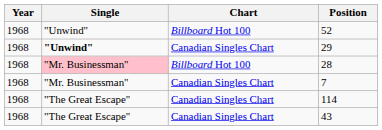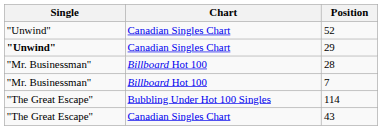- column: (23, 13)
(211, 30) Billboard Hot 100 -> (179, 30) Canadian Singles Chart
(86, 64) pink background -> (49, 64) no background
(222, 82) Canadian Singles Chart -> (167, 82) Billboard Hot 100
(222, 99) Canadian Singles Chart -> (199, 99) Bubbling Under Hot 100 Singles
